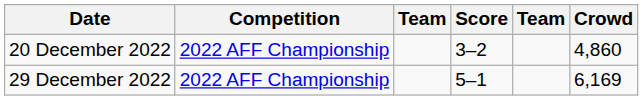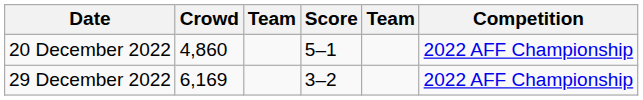columns swapped: (284, 19) <-> (604, 19)
(471, 49) 3–2 -> (321, 49) 5–1
(471, 79) 5–1 -> (321, 79) 3–2
